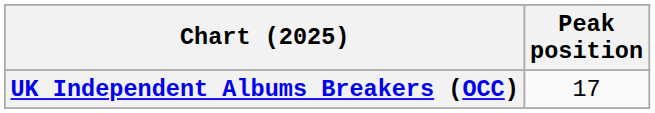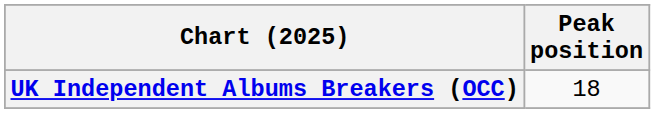(587, 90) 17 -> (587, 90) 18
